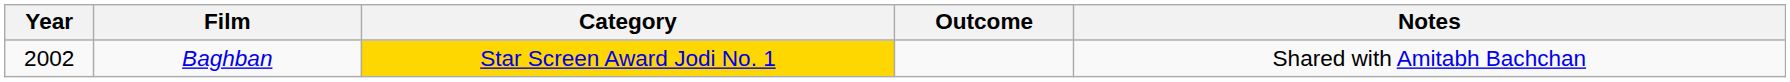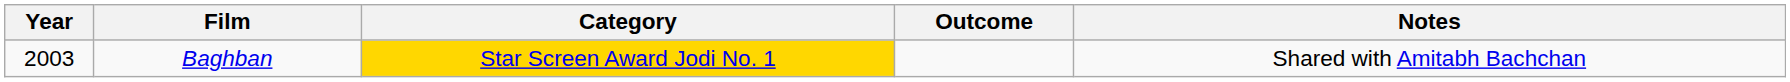(49, 58) 2002 -> (49, 58) 2003
